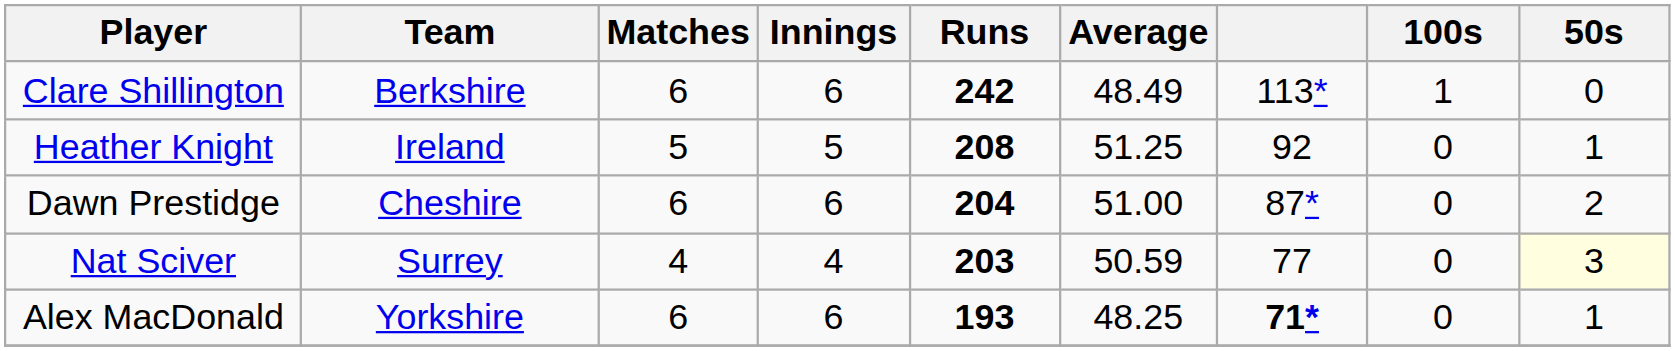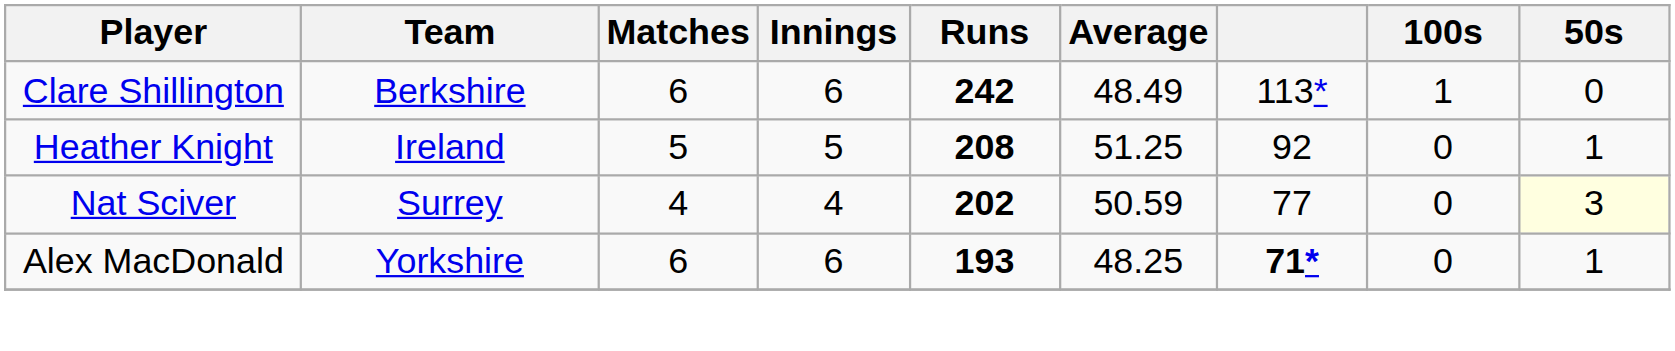- row: (153, 203)
(984, 260) 203 -> (984, 203) 202
